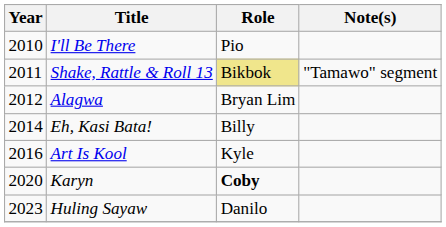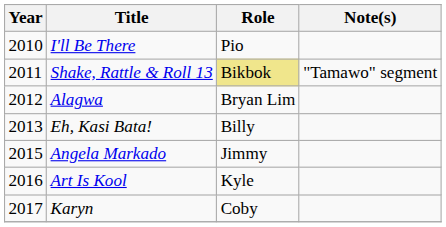(26, 126) 2014 -> (26, 126) 2013
+ row: (108, 153)
(26, 180) 2020 -> (26, 208) 2017
(240, 180) bold -> (239, 208) normal
- row: (99, 208)
